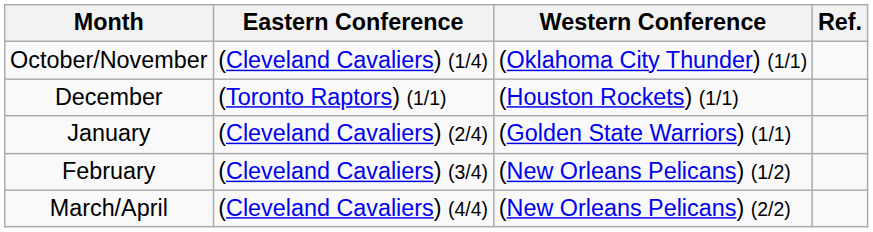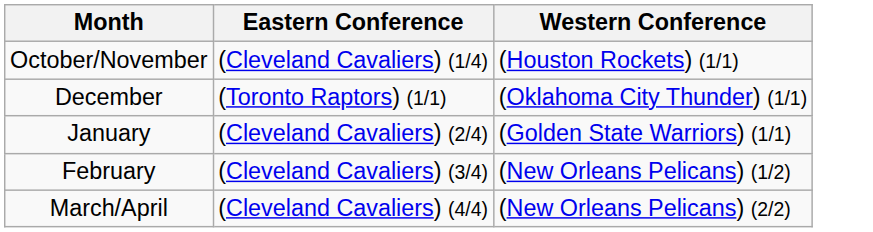- column: (840, 23)
(653, 60) (Oklahoma City Thunder) (1/1) -> (619, 60) (Houston Rockets) (1/1)
(619, 97) (Houston Rockets) (1/1) -> (653, 97) (Oklahoma City Thunder) (1/1)
